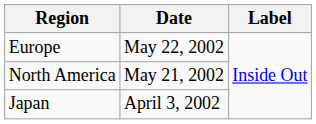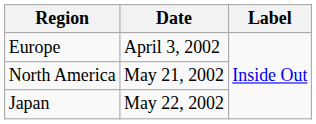(174, 47) May 22, 2002 -> (172, 47) April 3, 2002
(172, 103) April 3, 2002 -> (174, 103) May 22, 2002
